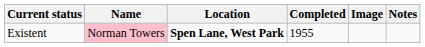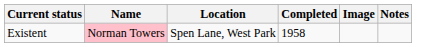(227, 33) bold -> (223, 33) normal
(302, 33) 1955 -> (293, 33) 1958
